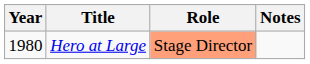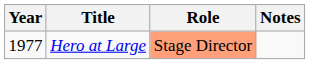(25, 44) 1980 -> (25, 44) 1977
